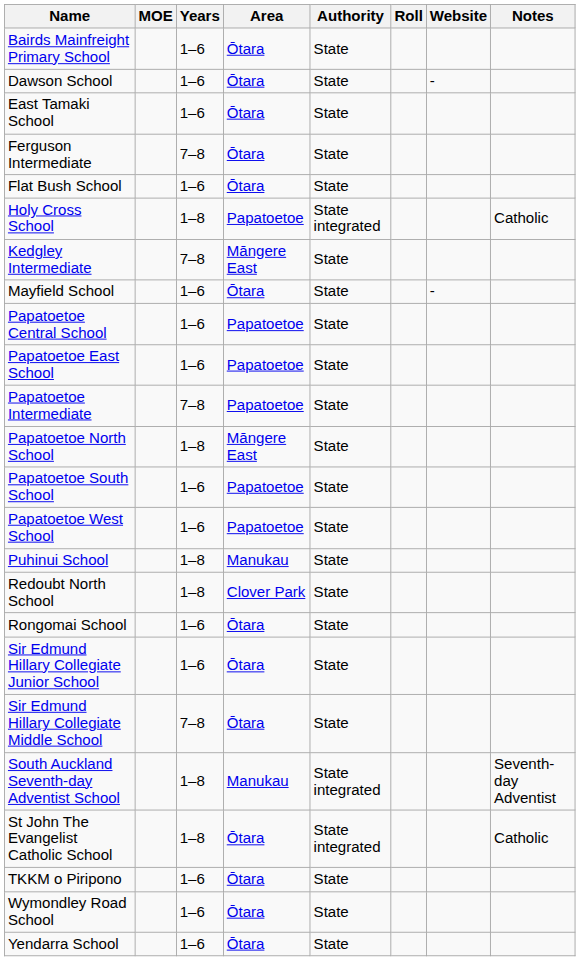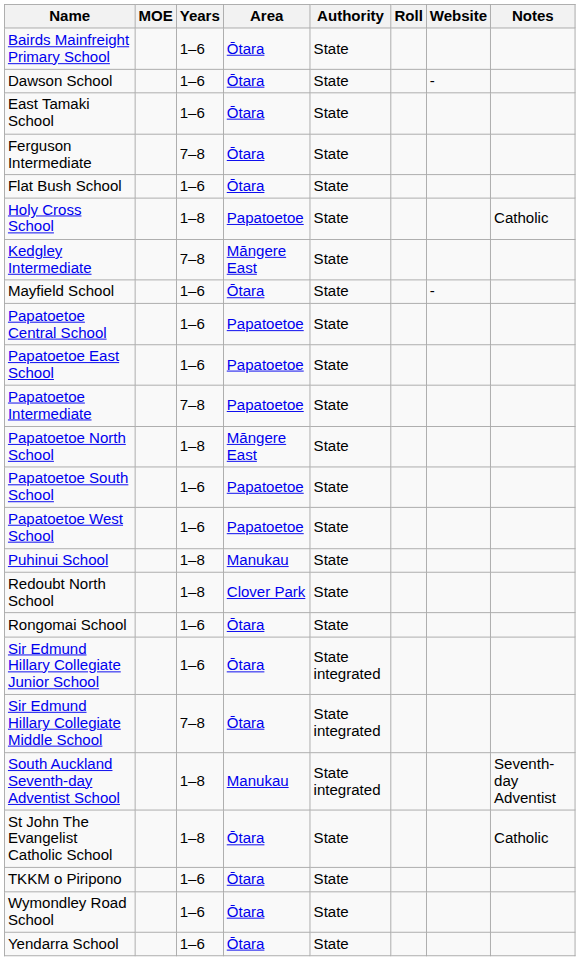(347, 218) State integrated -> (331, 218) State
(331, 665) State -> (347, 665) State integrated
(331, 723) State -> (347, 723) State integrated
(347, 838) State integrated -> (331, 838) State
